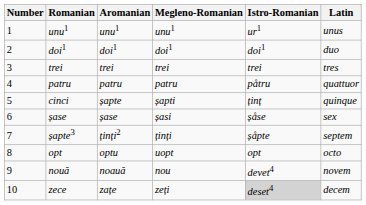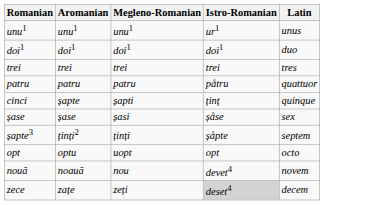- column: (25, 12)
